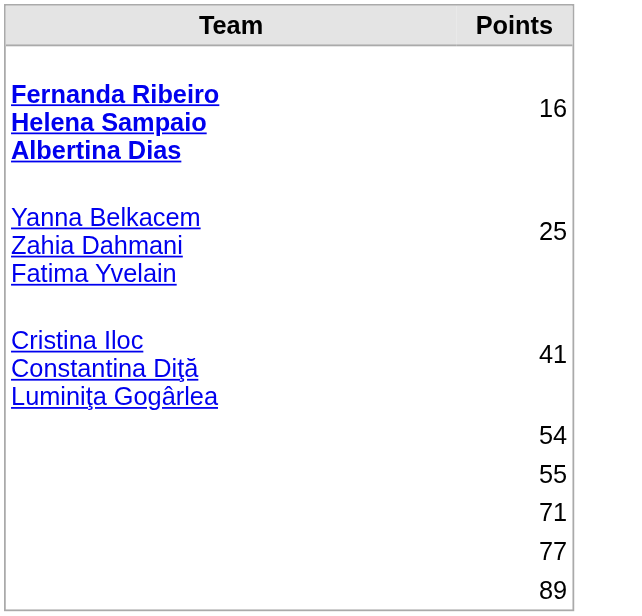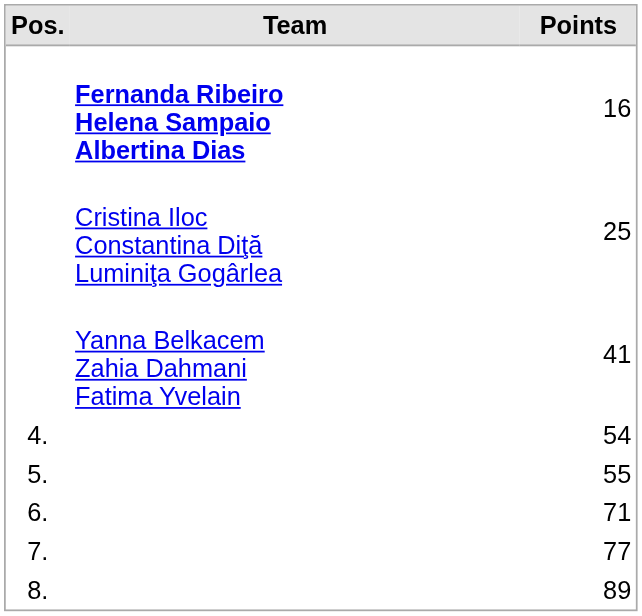+ column: (38, 25)
(106, 245) Yanna Belkacem Zahia Dahmani Fatima Yvelain -> (179, 245) Cristina Iloc Constantina Diţă Luminiţa Gogârlea
(115, 368) Cristina Iloc Constantina Diţă Luminiţa Gogârlea -> (170, 368) Yanna Belkacem Zahia Dahmani Fatima Yvelain
